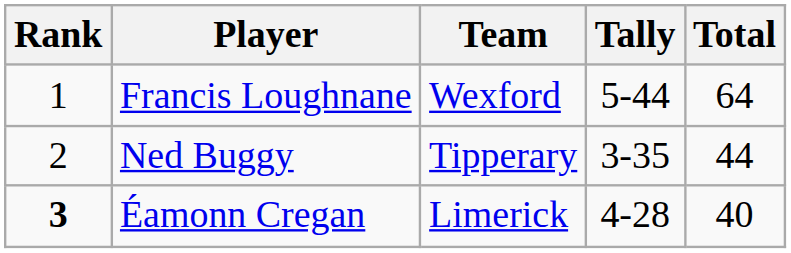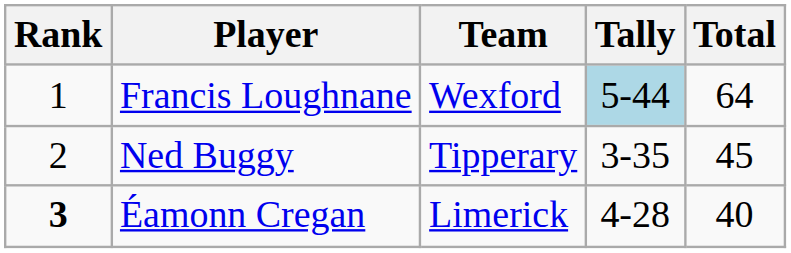(635, 94) no background -> (635, 94) lightblue background
(734, 154) 44 -> (734, 154) 45
